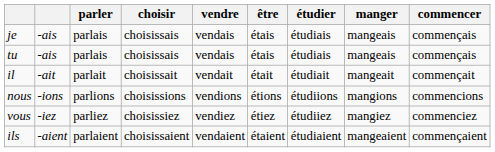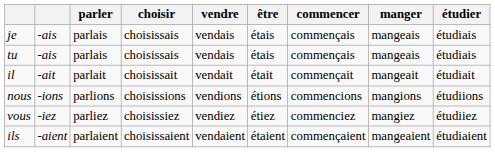columns swapped: (449, 14) <-> (316, 14)
